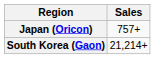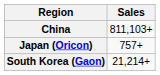+ row: (56, 29)
